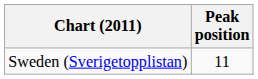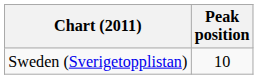(222, 61) 11 -> (222, 61) 10
